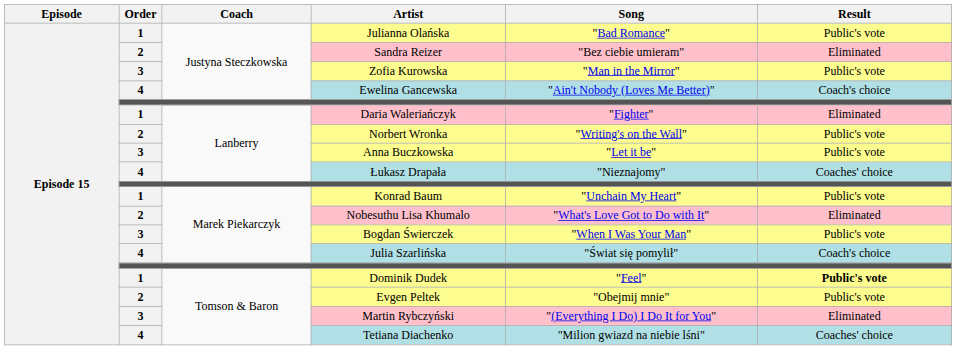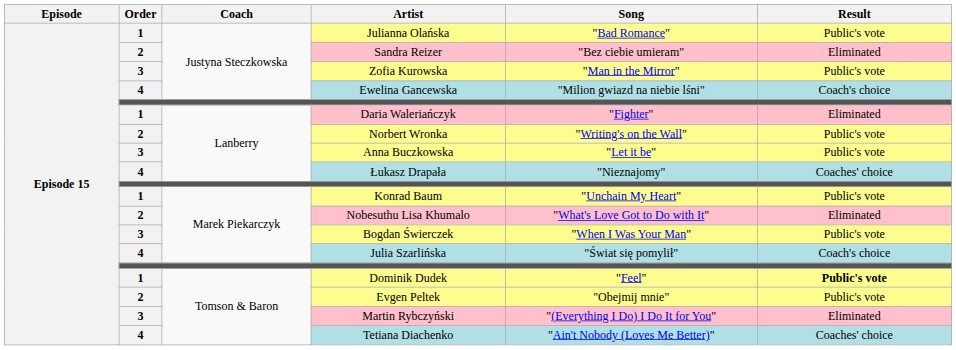(631, 90) "Ain't Nobody (Loves Me Better)" -> (631, 90) "Milion gwiazd na niebie lśni"
(631, 335) "Milion gwiazd na niebie lśni" -> (631, 335) "Ain't Nobody (Loves Me Better)"
